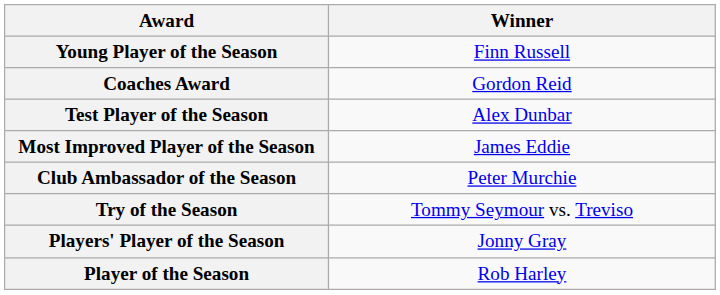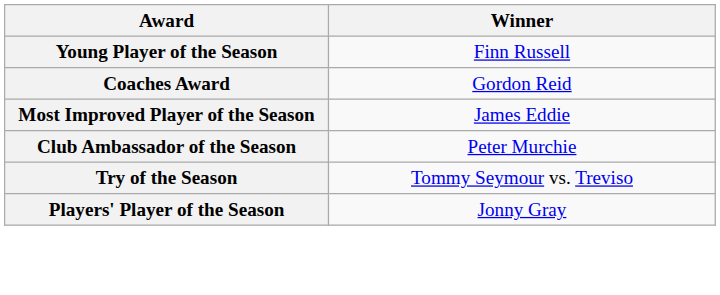- row: (167, 115)
- row: (167, 273)
